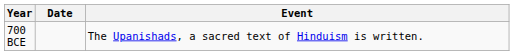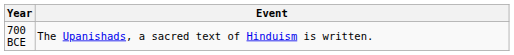- column: (60, 13)
